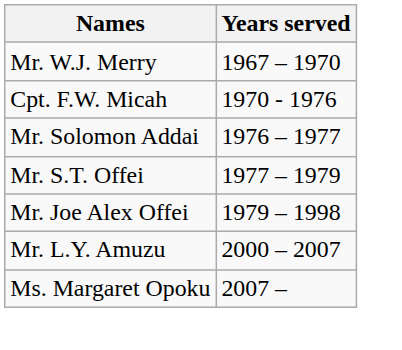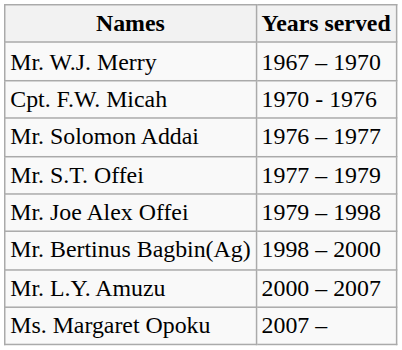+ row: (130, 250)
